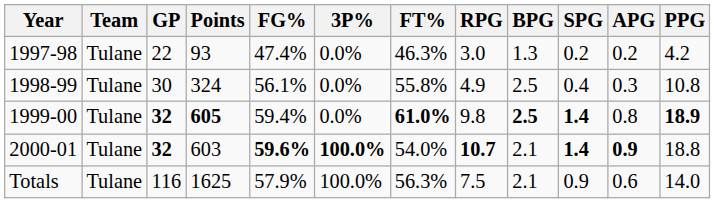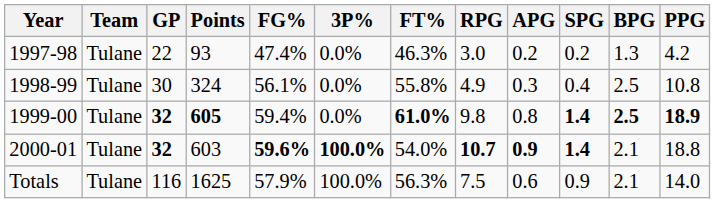columns swapped: (634, 20) <-> (533, 20)
